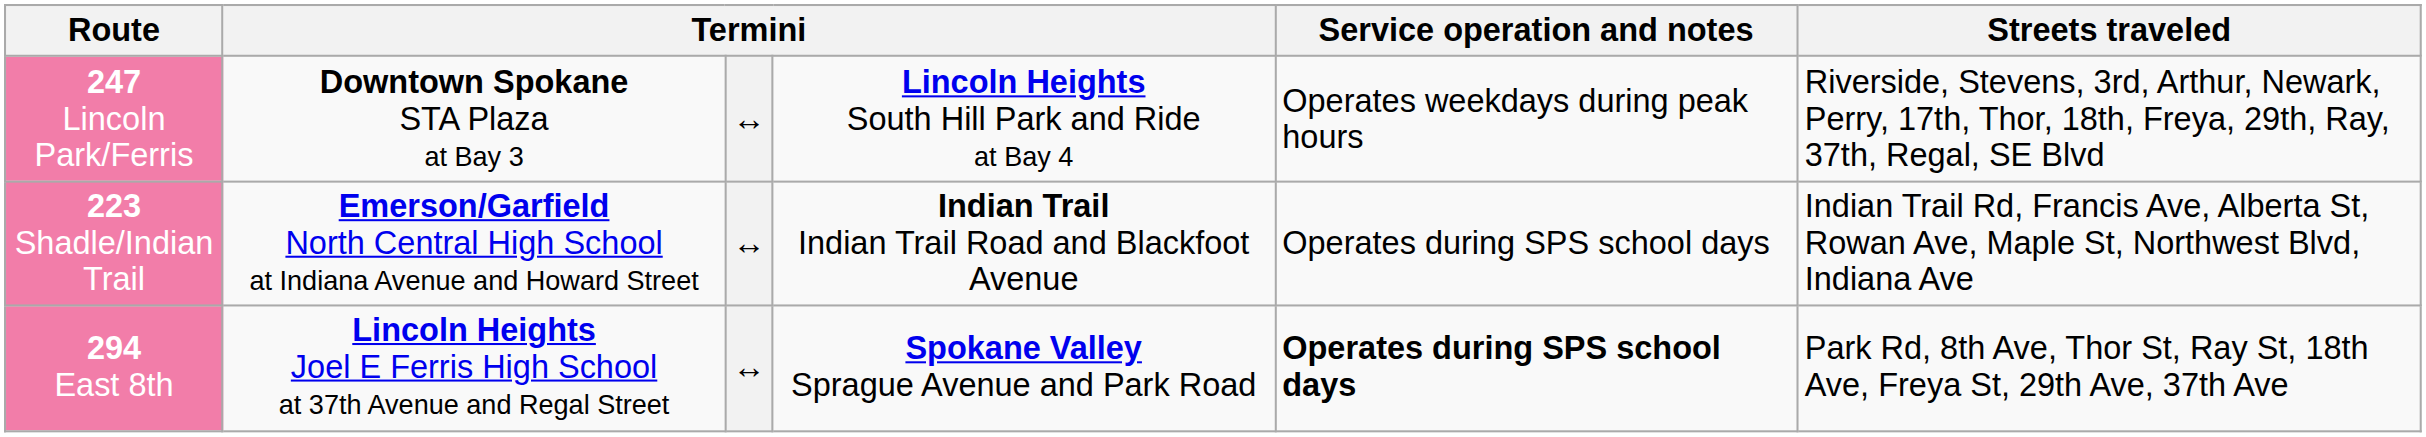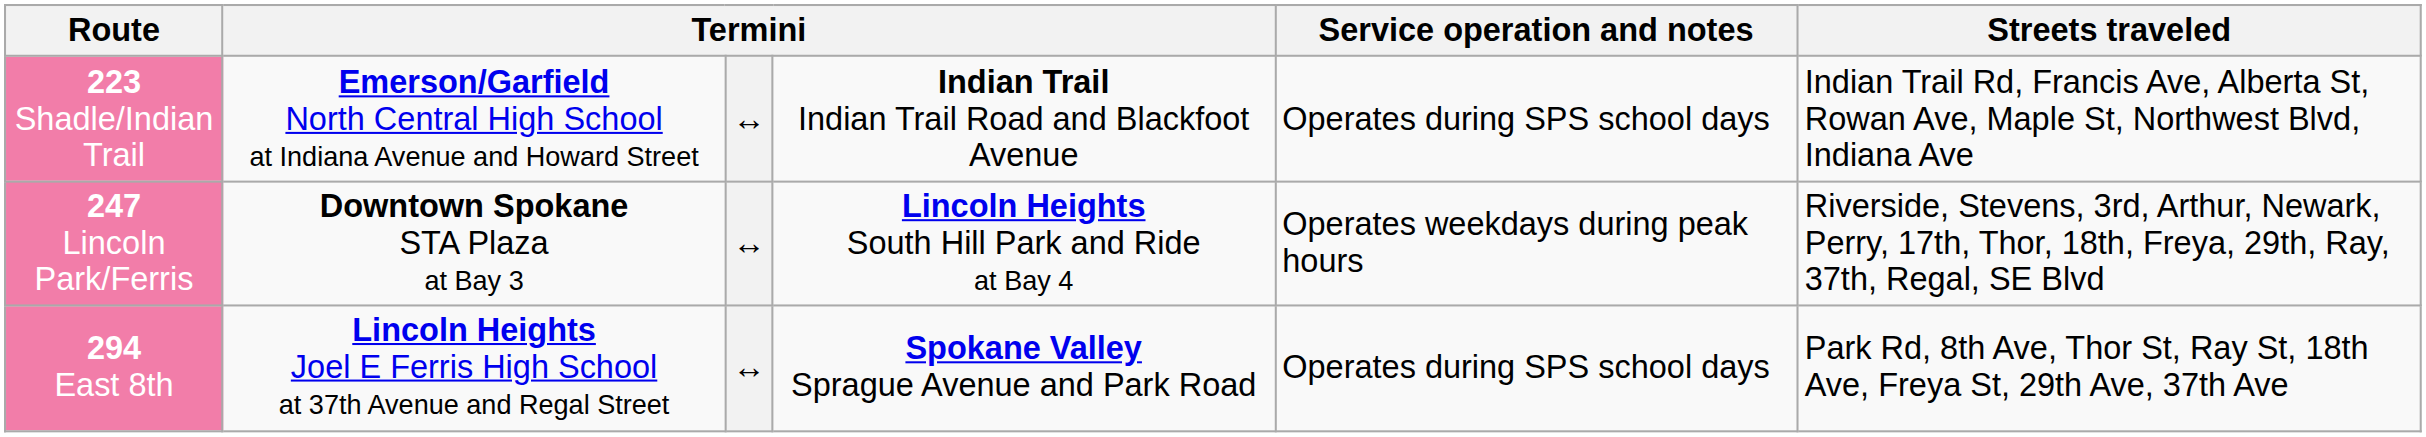rows swapped: (114, 243) <-> (114, 119)
(1502, 367) bold -> (1526, 367) normal
